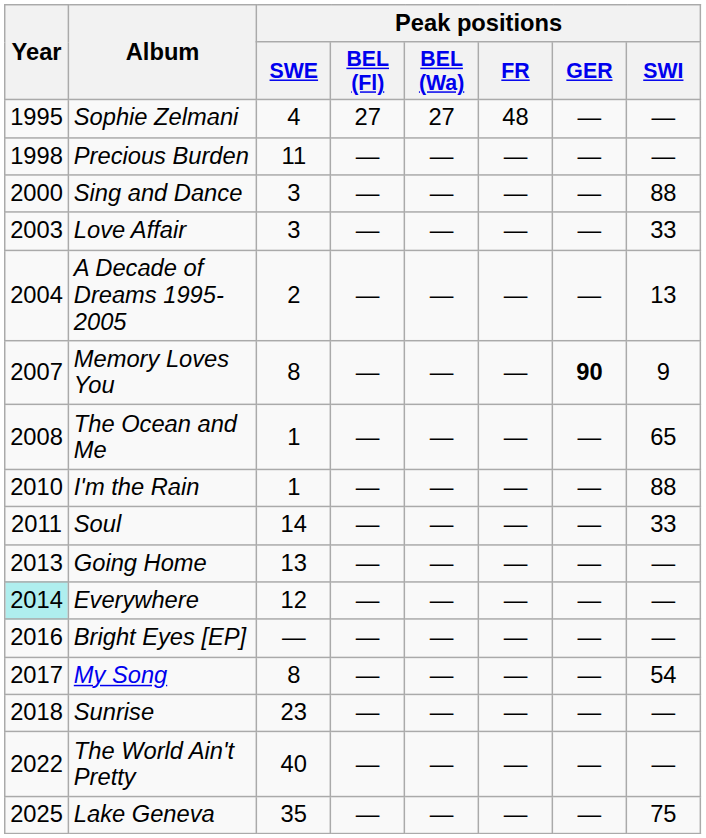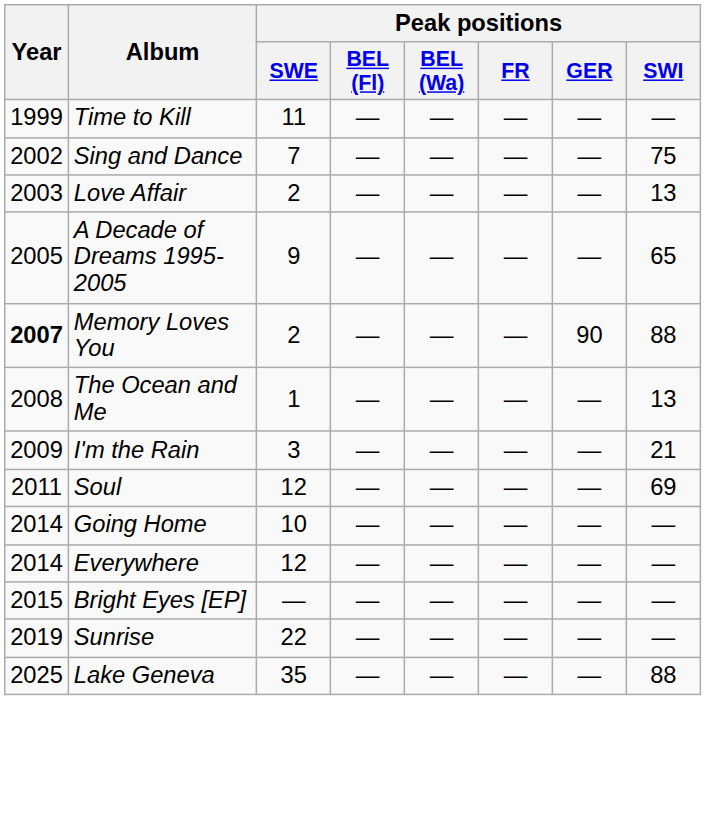- row: (156, 118)
- row: (161, 155)
+ row: (132, 118)
(37, 193) 2000 -> (37, 155) 2002
(294, 193) 3 -> (294, 155) 7
(663, 193) 88 -> (663, 155) 75
(294, 230) 3 -> (294, 193) 2
(663, 230) 33 -> (663, 193) 13
(37, 295) 2004 -> (37, 257) 2005
(294, 295) 2 -> (294, 257) 9
(663, 295) 13 -> (663, 257) 65
(37, 372) normal -> (37, 335) bold
(294, 372) 8 -> (294, 335) 2
(589, 372) bold -> (589, 335) normal
(663, 372) 9 -> (663, 335) 88
(663, 436) 65 -> (663, 399) 13
(37, 487) 2010 -> (37, 450) 2009
(294, 487) 1 -> (294, 450) 3
(663, 487) 88 -> (663, 450) 21
(294, 525) 14 -> (294, 487) 12
(663, 525) 33 -> (663, 487) 69
(37, 562) 2013 -> (37, 525) 2014
(294, 562) 13 -> (294, 525) 10
(37, 600) paleturquoise background -> (37, 562) no background
(37, 637) 2016 -> (37, 600) 2015
- row: (121, 675)
(37, 712) 2018 -> (37, 637) 2019
(294, 712) 23 -> (294, 637) 22
- row: (154, 763)
(663, 814) 75 -> (663, 675) 88
